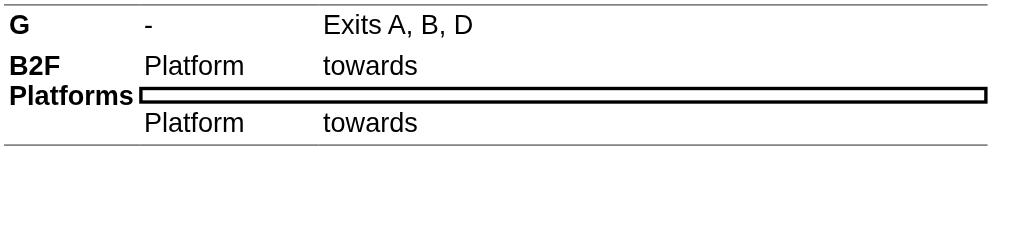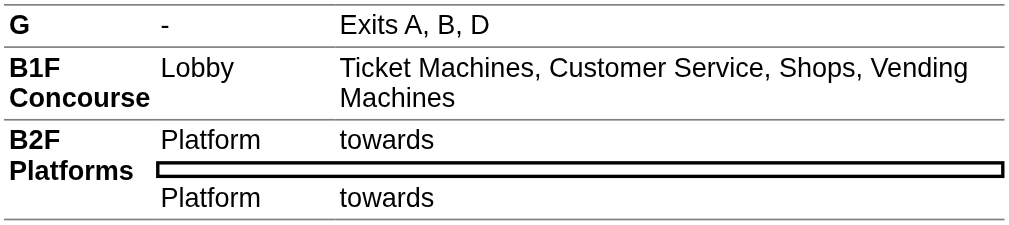+ row: (197, 67)
